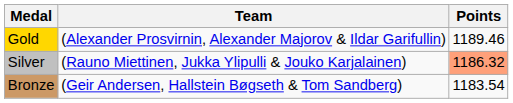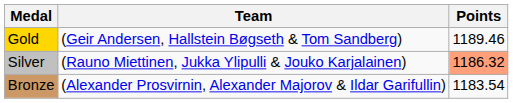(254, 39) (Alexander Prosvirnin, Alexander Majorov & Ildar Garifullin) -> (232, 39) (Geir Andersen, Hallstein Bøgseth & Tom Sandberg)
(232, 86) (Geir Andersen, Hallstein Bøgseth & Tom Sandberg) -> (254, 86) (Alexander Prosvirnin, Alexander Majorov & Ildar Garifullin)
